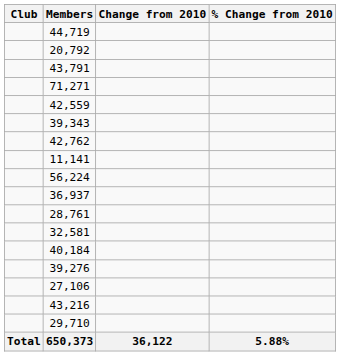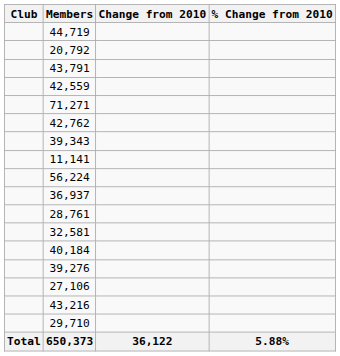rows swapped: (70, 86) <-> (70, 105)
rows swapped: (70, 141) <-> (70, 123)
